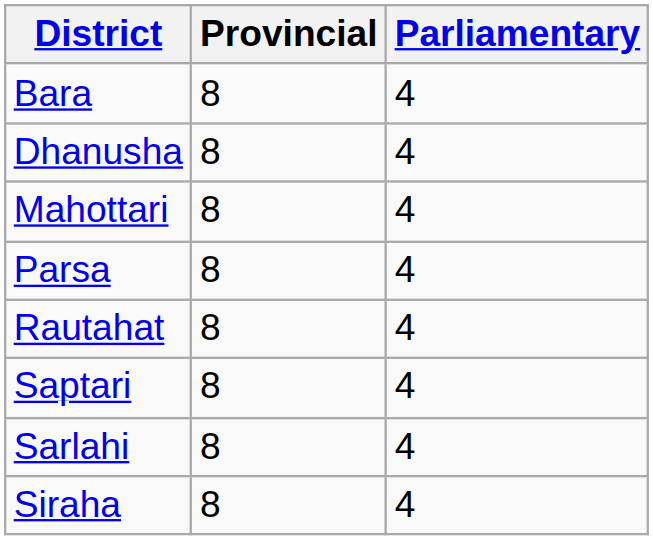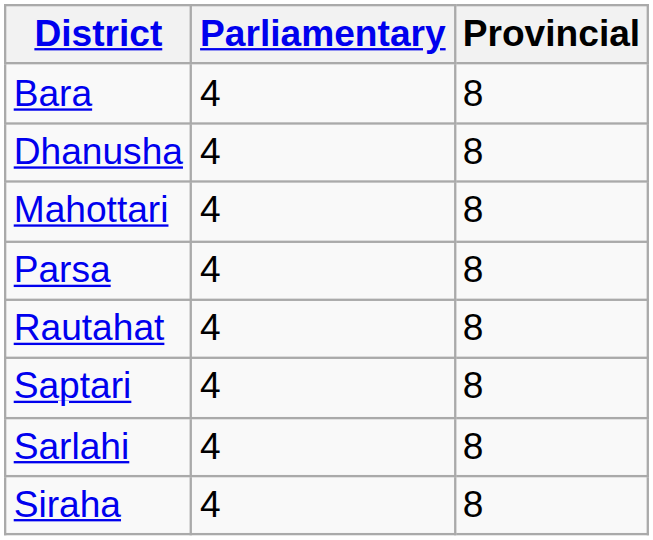columns swapped: (517, 33) <-> (289, 33)
